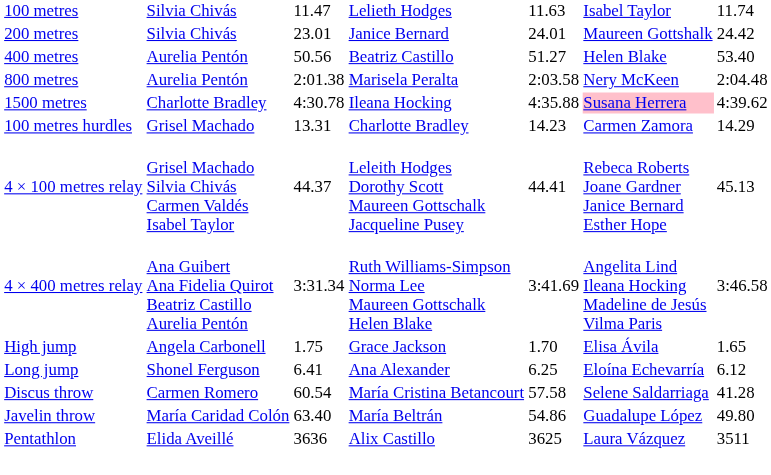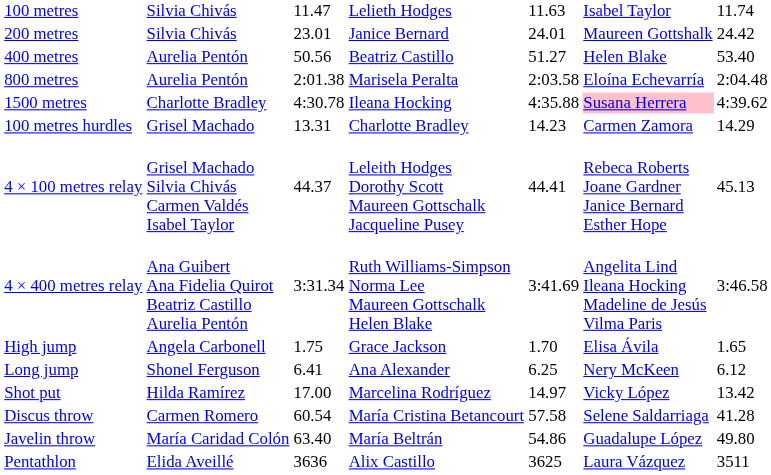(631, 79) Nery McKeen -> (644, 79) Eloína Echevarría
(644, 369) Eloína Echevarría -> (631, 369) Nery McKeen
+ row: (32, 392)
